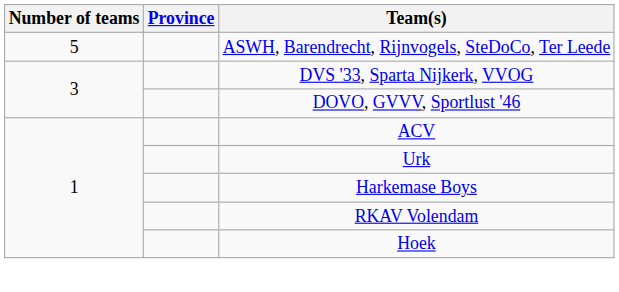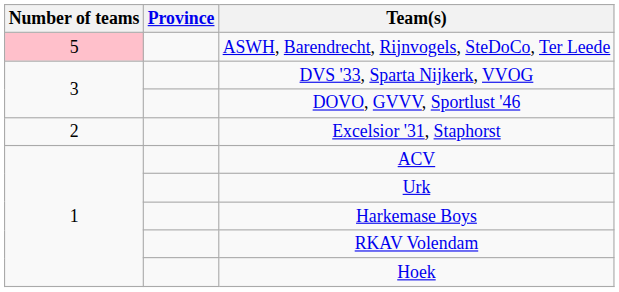(74, 46) no background -> (74, 46) pink background
+ row: (416, 131)
